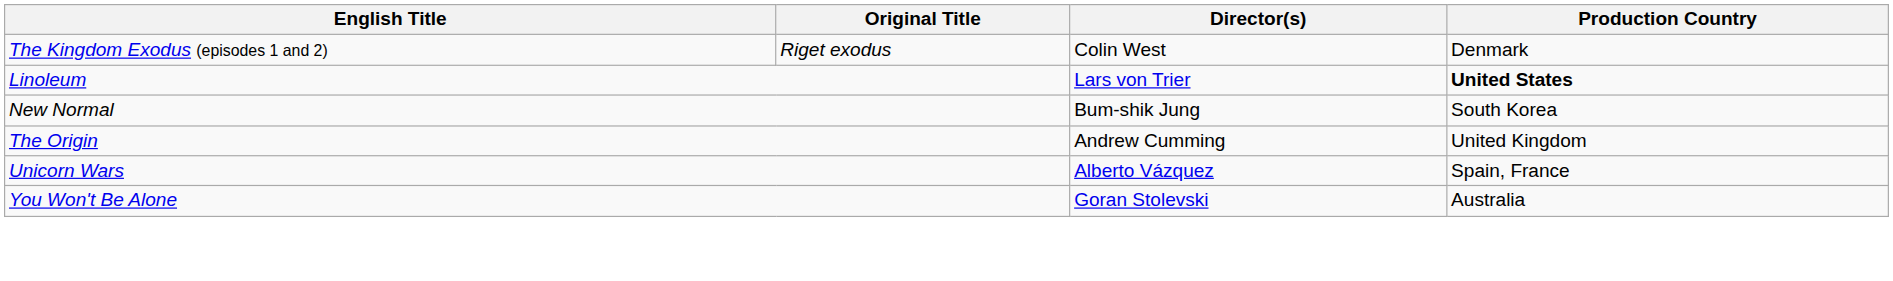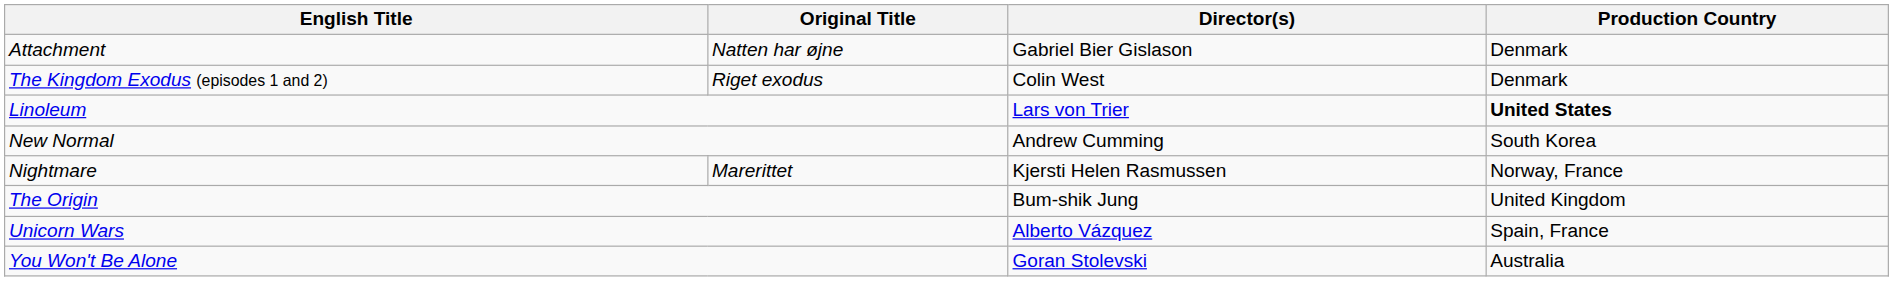+ row: (57, 49)
(1137, 110) Bum-shik Jung -> (1088, 140) Andrew Cumming
+ row: (53, 170)
(1150, 140) Andrew Cumming -> (1075, 200) Bum-shik Jung
